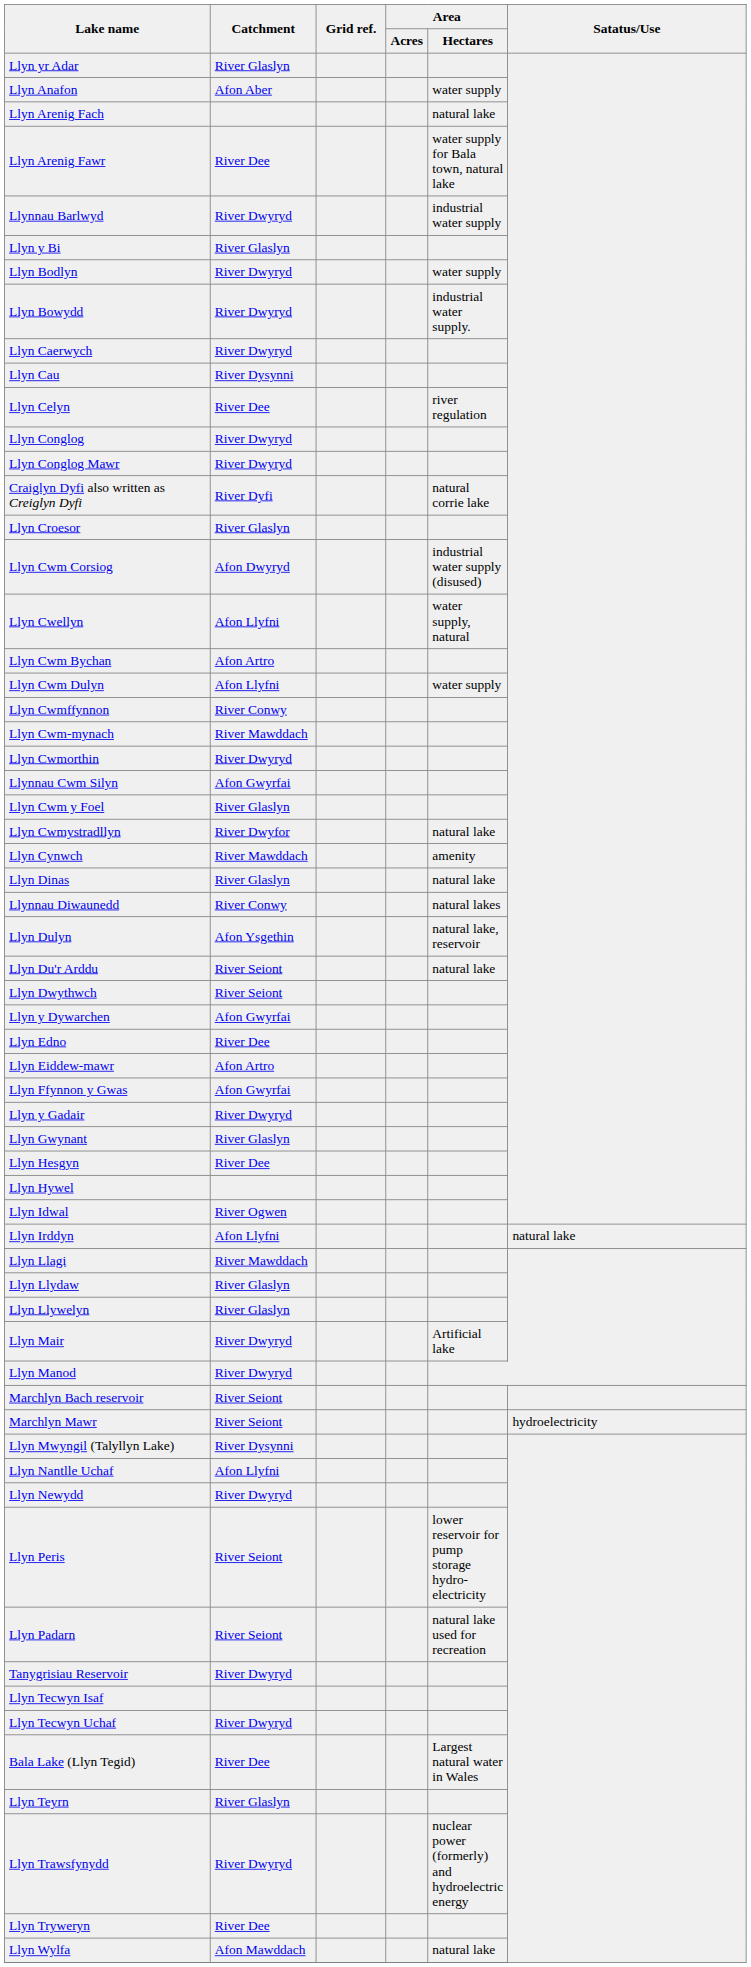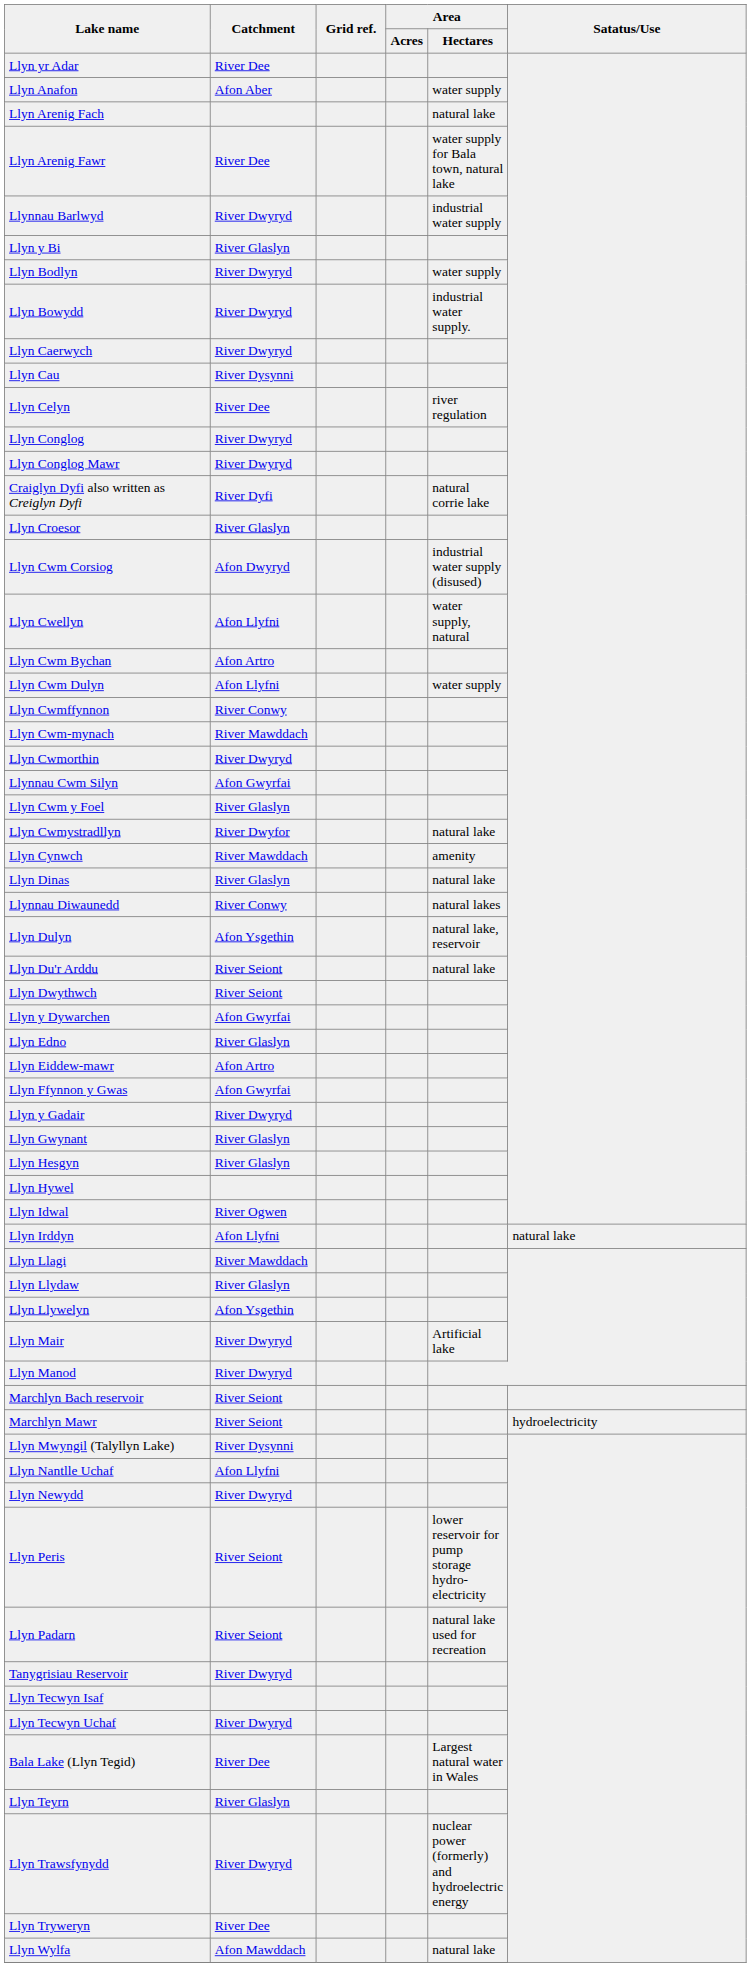(252, 65) River Glaslyn -> (242, 65) River Dee
(242, 1041) River Dee -> (252, 1041) River Glaslyn
(242, 1163) River Dee -> (252, 1163) River Glaslyn
(252, 1309) River Glaslyn -> (254, 1309) Afon Ysgethin
